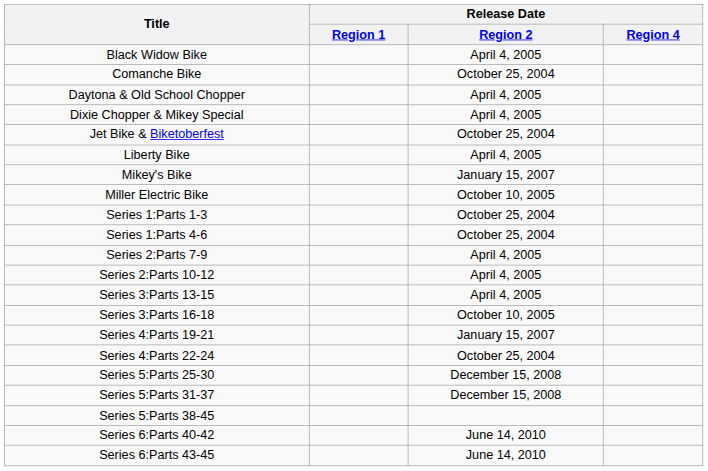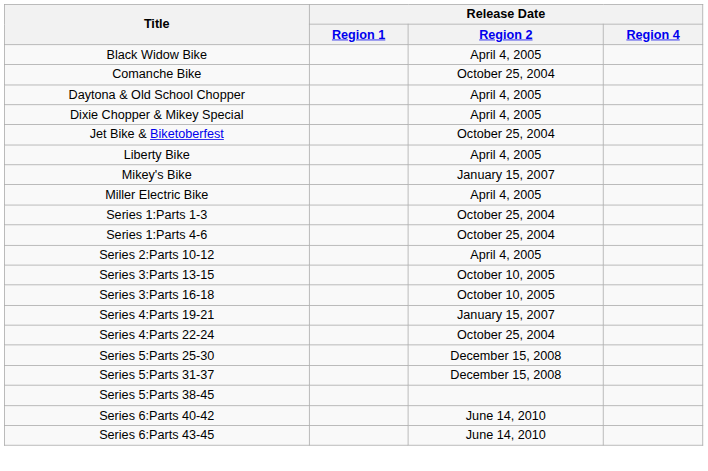(506, 194) October 10, 2005 -> (506, 194) April 4, 2005
- row: (157, 255)
(506, 295) April 4, 2005 -> (506, 275) October 10, 2005
